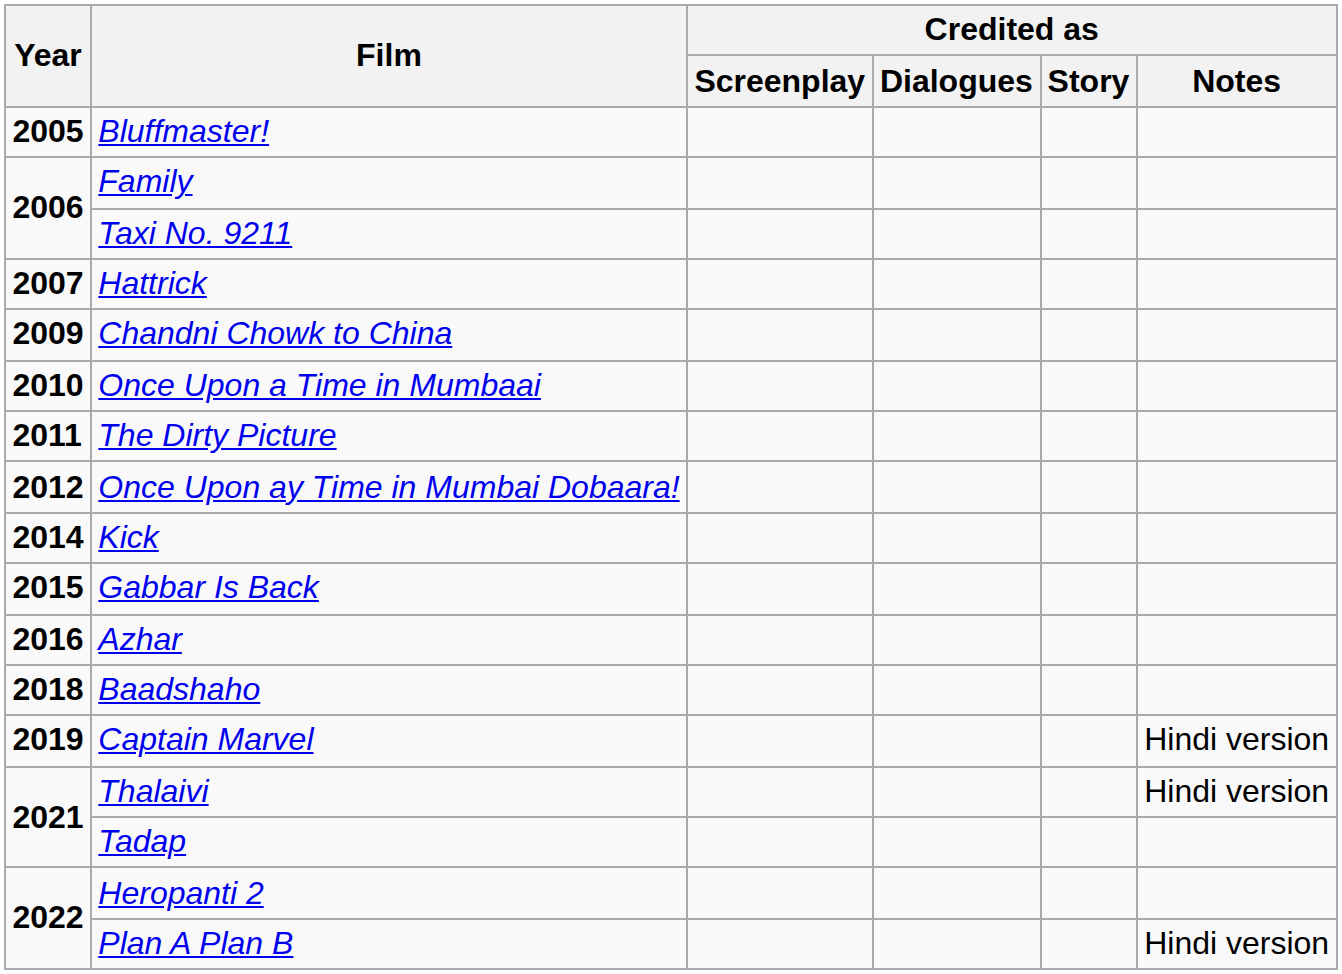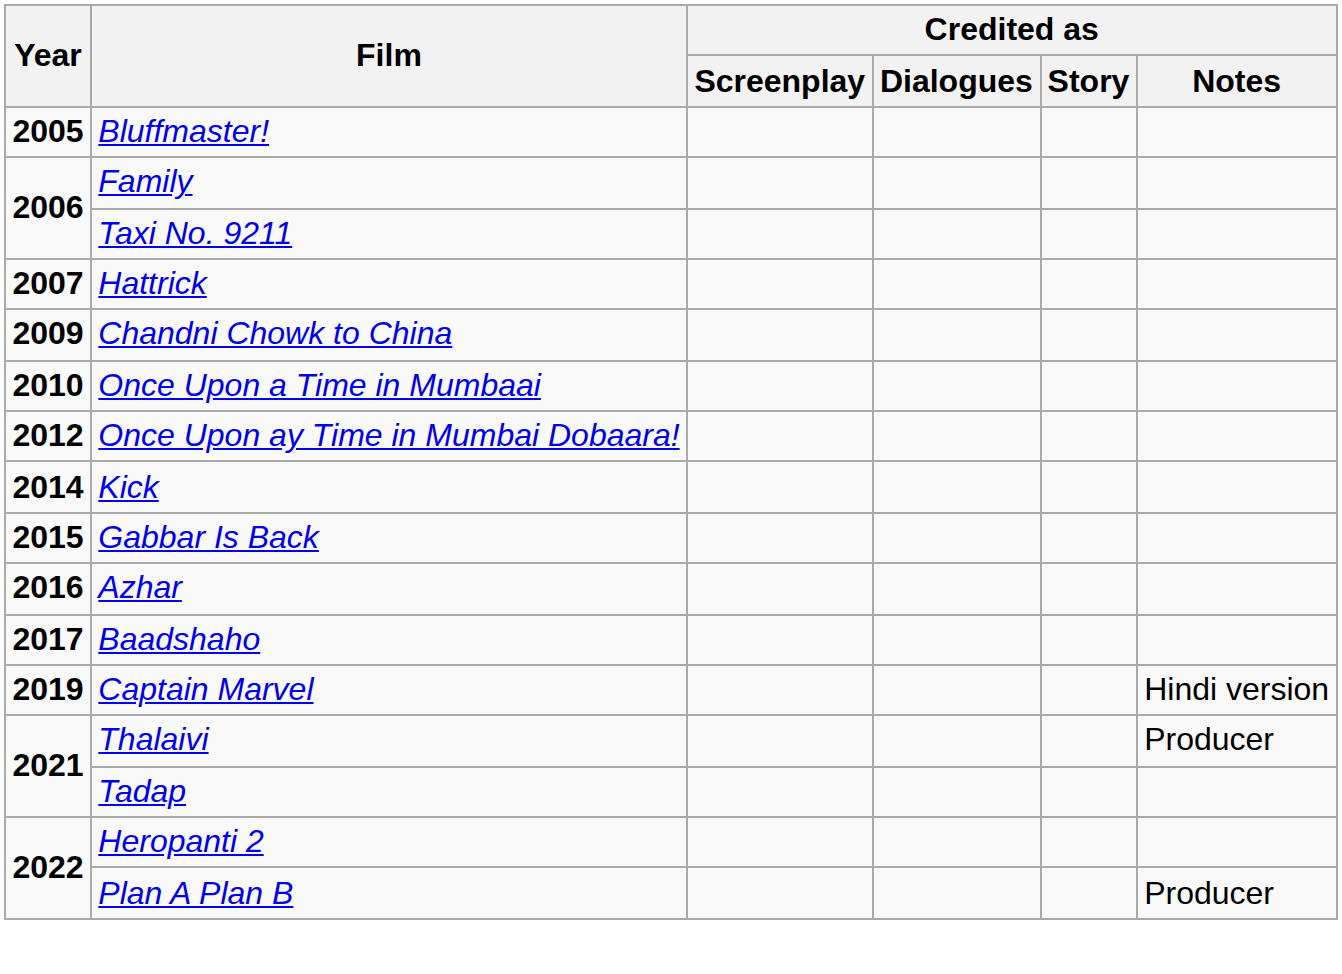- row: (217, 435)
(48, 689) 2018 -> (48, 638) 2017
(1237, 791) Hindi version -> (1209, 740) Producer
(1237, 943) Hindi version -> (1209, 892) Producer
